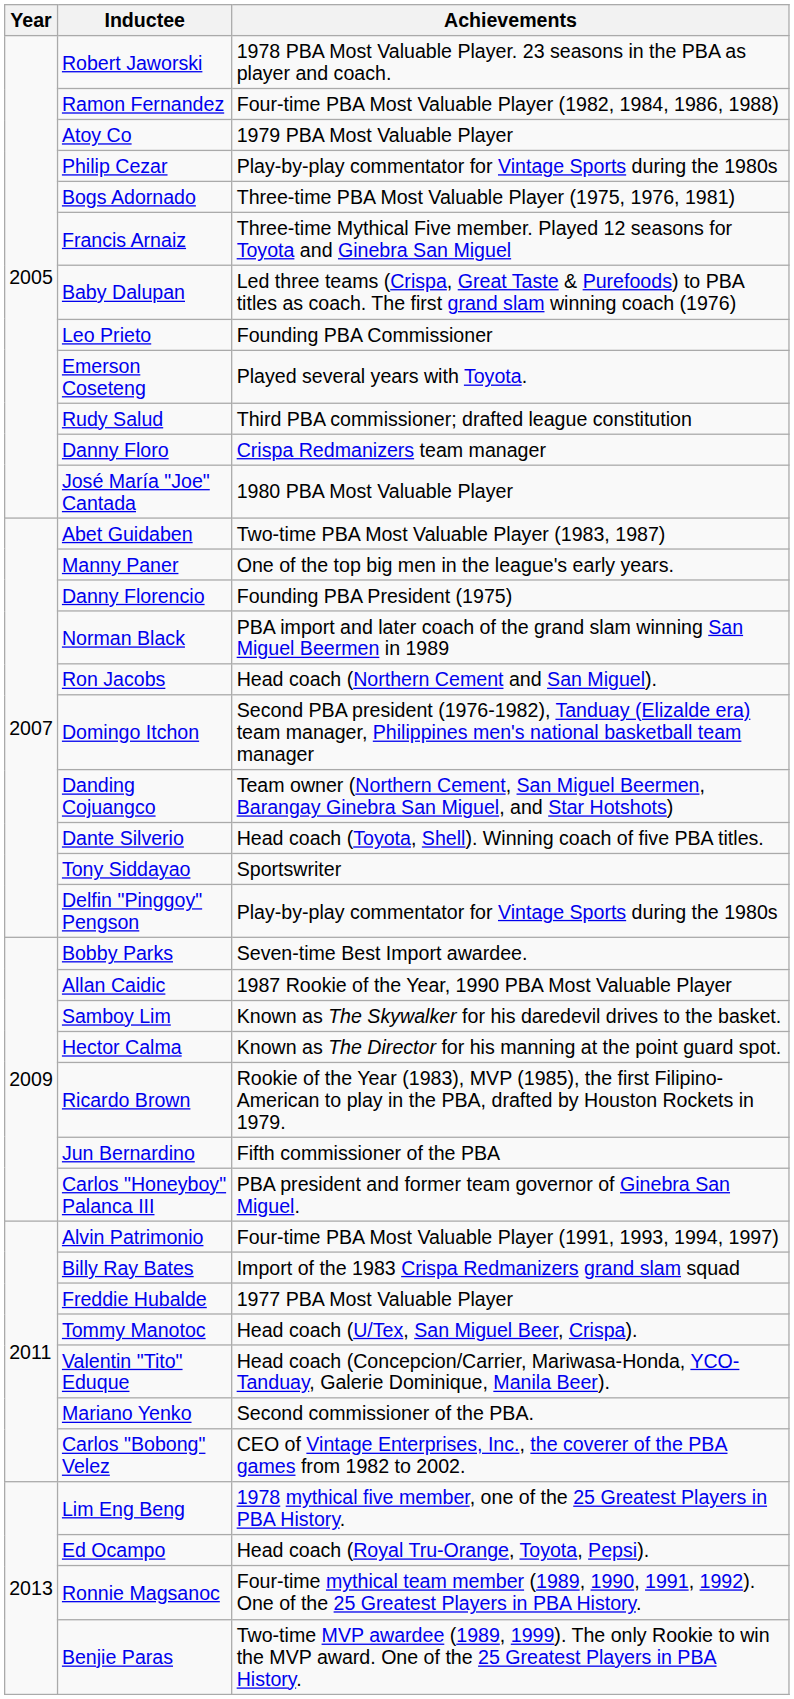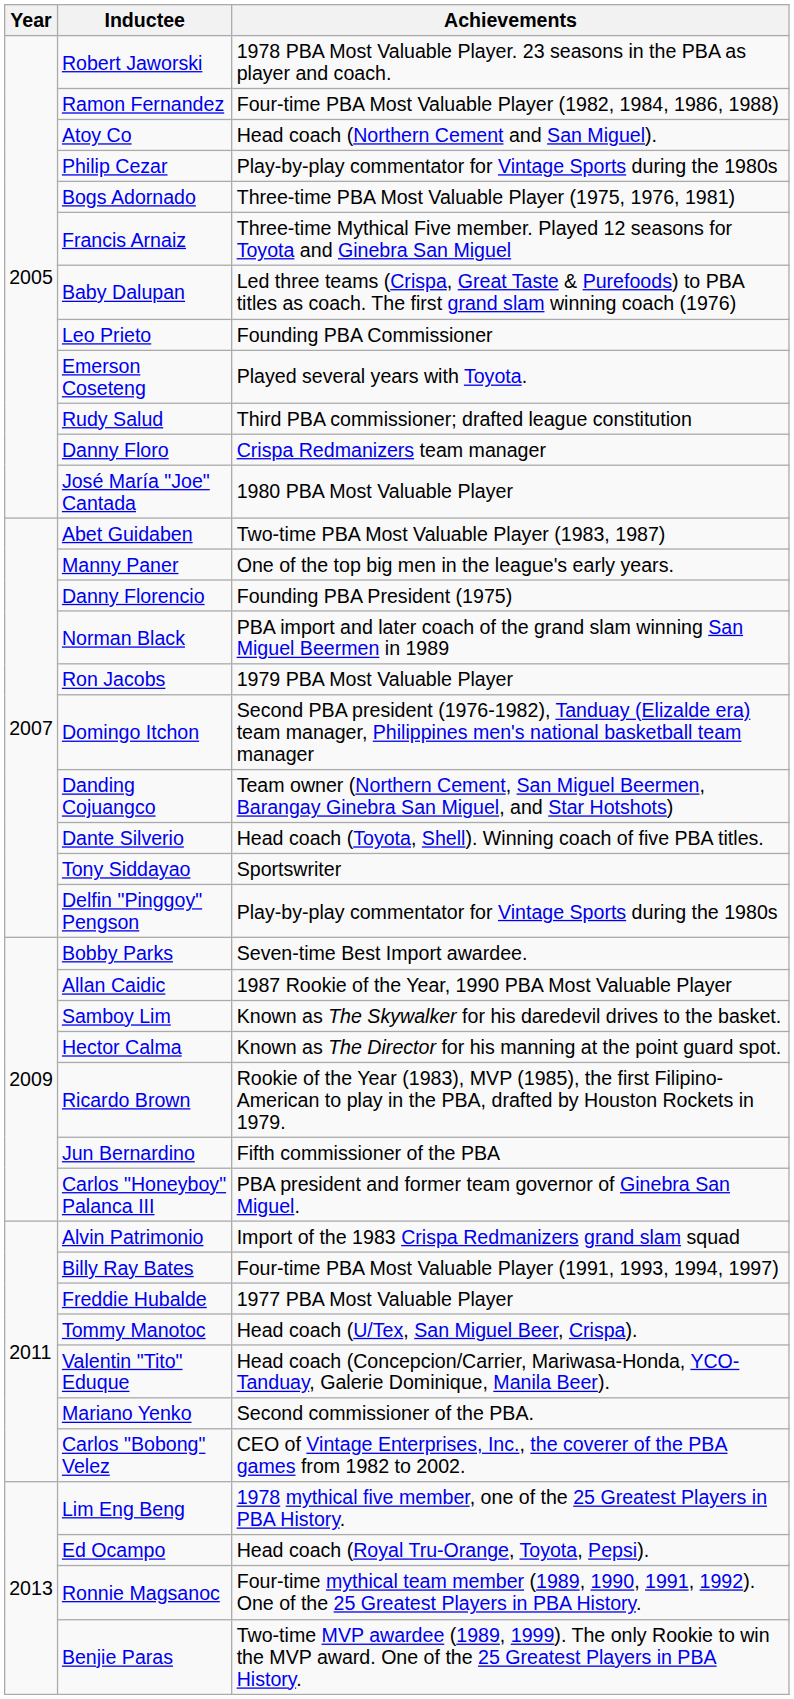(375, 135) 1979 PBA Most Valuable Player -> (447, 135) Head coach (Northern Cement and San Miguel).
(447, 680) Head coach (Northern Cement and San Miguel). -> (375, 680) 1979 PBA Most Valuable Player
(508, 1237) Four-time PBA Most Valuable Player (1991, 1993, 1994, 1997) -> (488, 1237) Import of the 1983 Crispa Redmanizers grand slam squad
(488, 1268) Import of the 1983 Crispa Redmanizers grand slam squad -> (508, 1268) Four-time PBA Most Valuable Player (1991, 1993, 1994, 1997)
